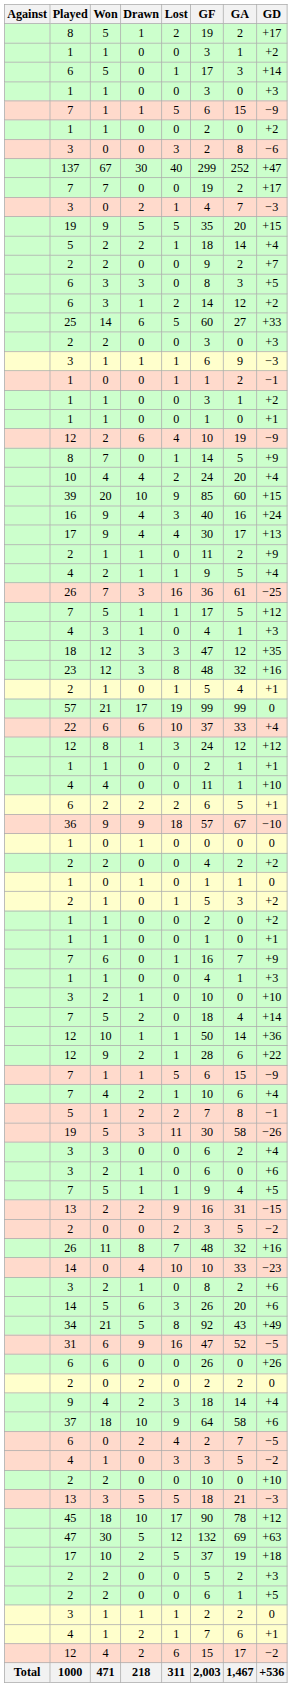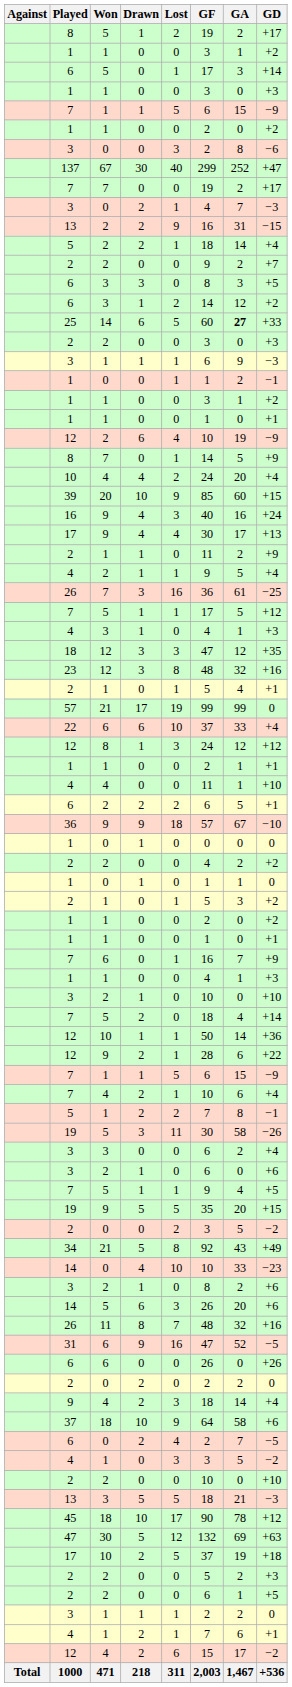rows swapped: (70, 1209) <-> (70, 226)
(240, 322) normal -> (240, 322) bold
rows swapped: (70, 1325) <-> (70, 1248)
